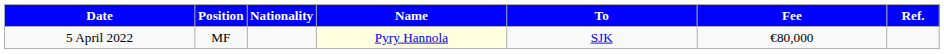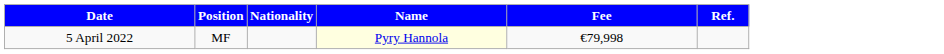- column: (602, 15)
(792, 37) €80,000 -> (602, 37) €79,998
